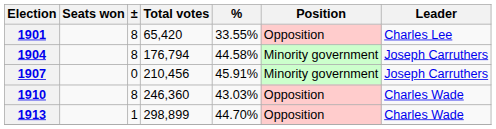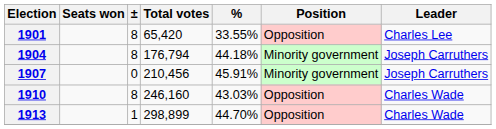(237, 54) 44.58% -> (237, 54) 44.18%
(166, 94) 246,360 -> (166, 94) 246,160
